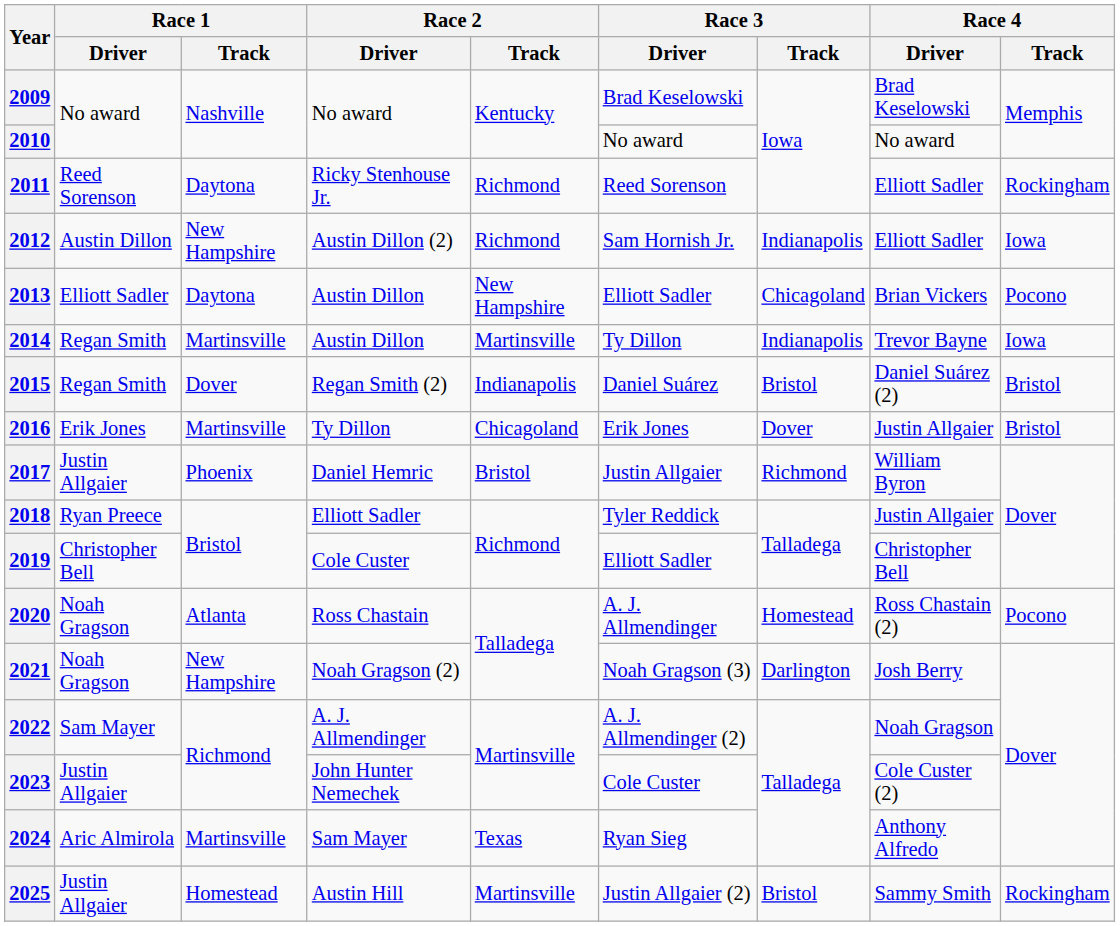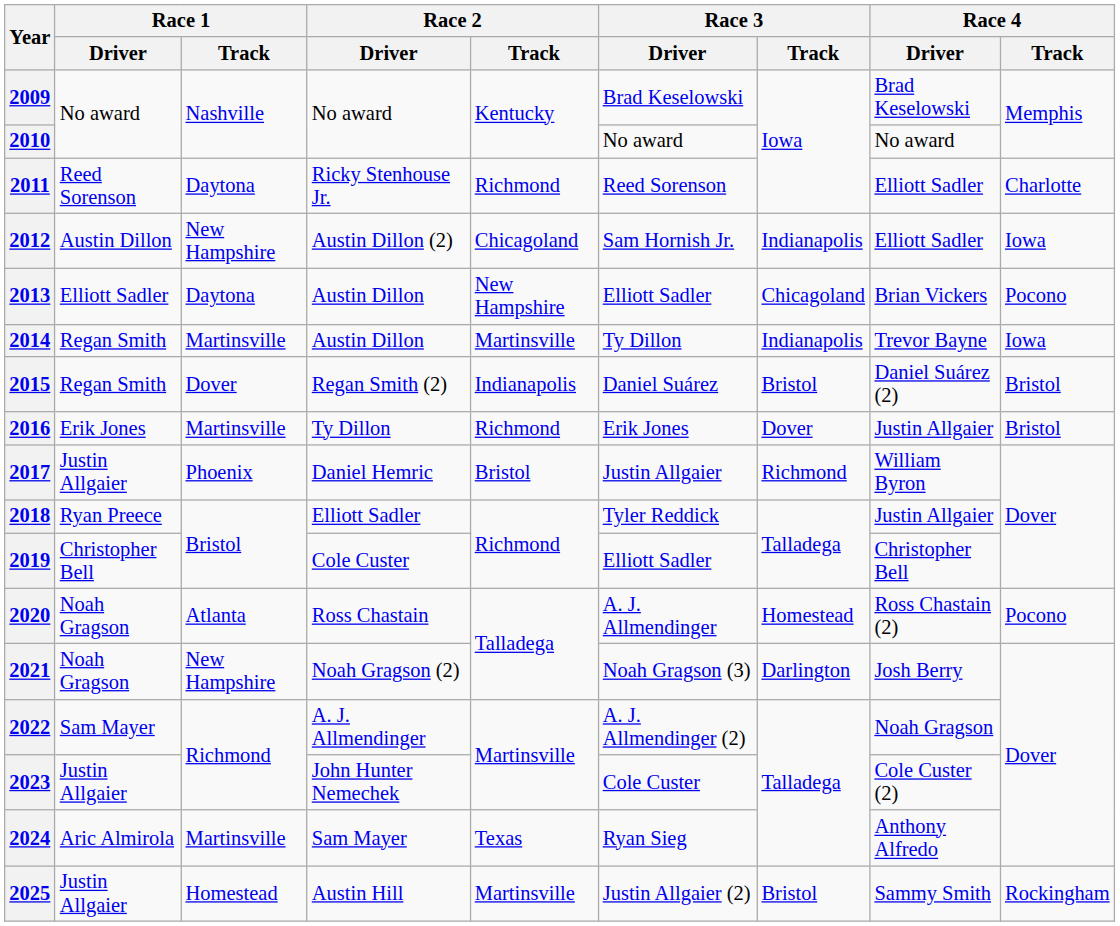(1057, 185) Rockingham -> (1043, 185) Charlotte
(517, 240) Richmond -> (526, 240) Chicagoland
(526, 428) Chicagoland -> (517, 428) Richmond
